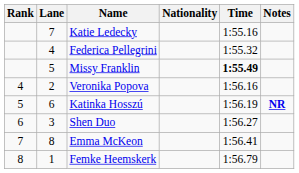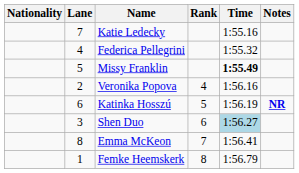columns swapped: (20, 13) <-> (190, 13)
(240, 123) no background -> (240, 123) lightblue background
